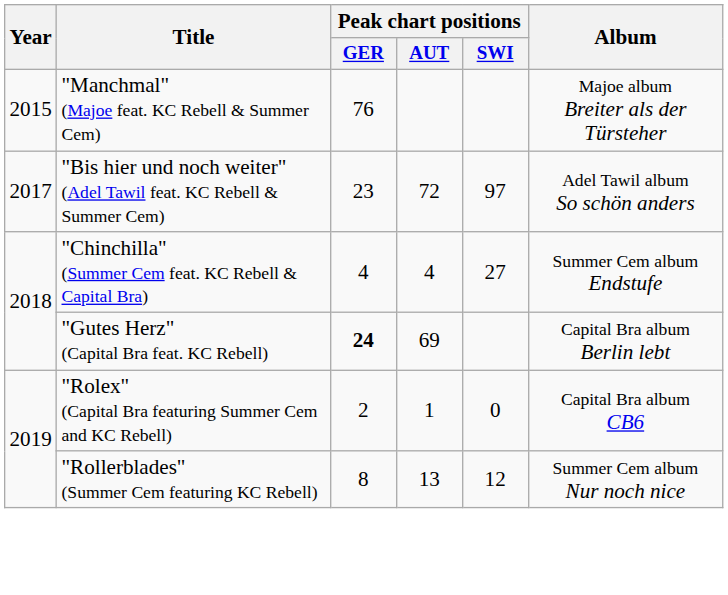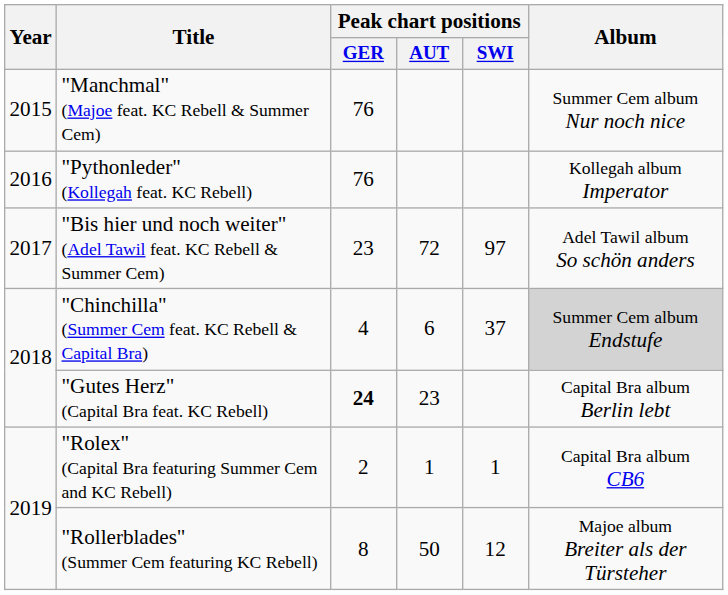(625, 111) Majoe album Breiter als der Türsteher -> (625, 111) Summer Cem album Nur noch nice
+ row: (157, 178)
(429, 271) 4 -> (429, 329) 6
(495, 271) 27 -> (495, 329) 37
(625, 273) no background -> (625, 330) lightgrey background
(429, 341) 69 -> (429, 398) 23
(495, 410) 0 -> (495, 467) 1
(429, 479) 13 -> (429, 548) 50
(625, 480) Summer Cem album Nur noch nice -> (625, 549) Majoe album Breiter als der Türsteher
